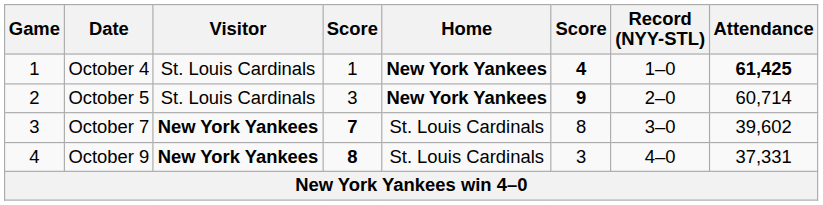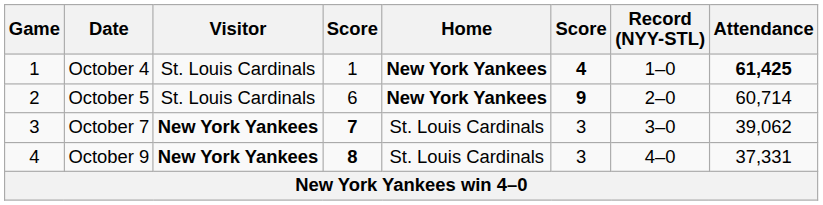(352, 98) 3 -> (352, 98) 6
(581, 127) 8 -> (581, 127) 3
(764, 127) 39,602 -> (764, 127) 39,062
